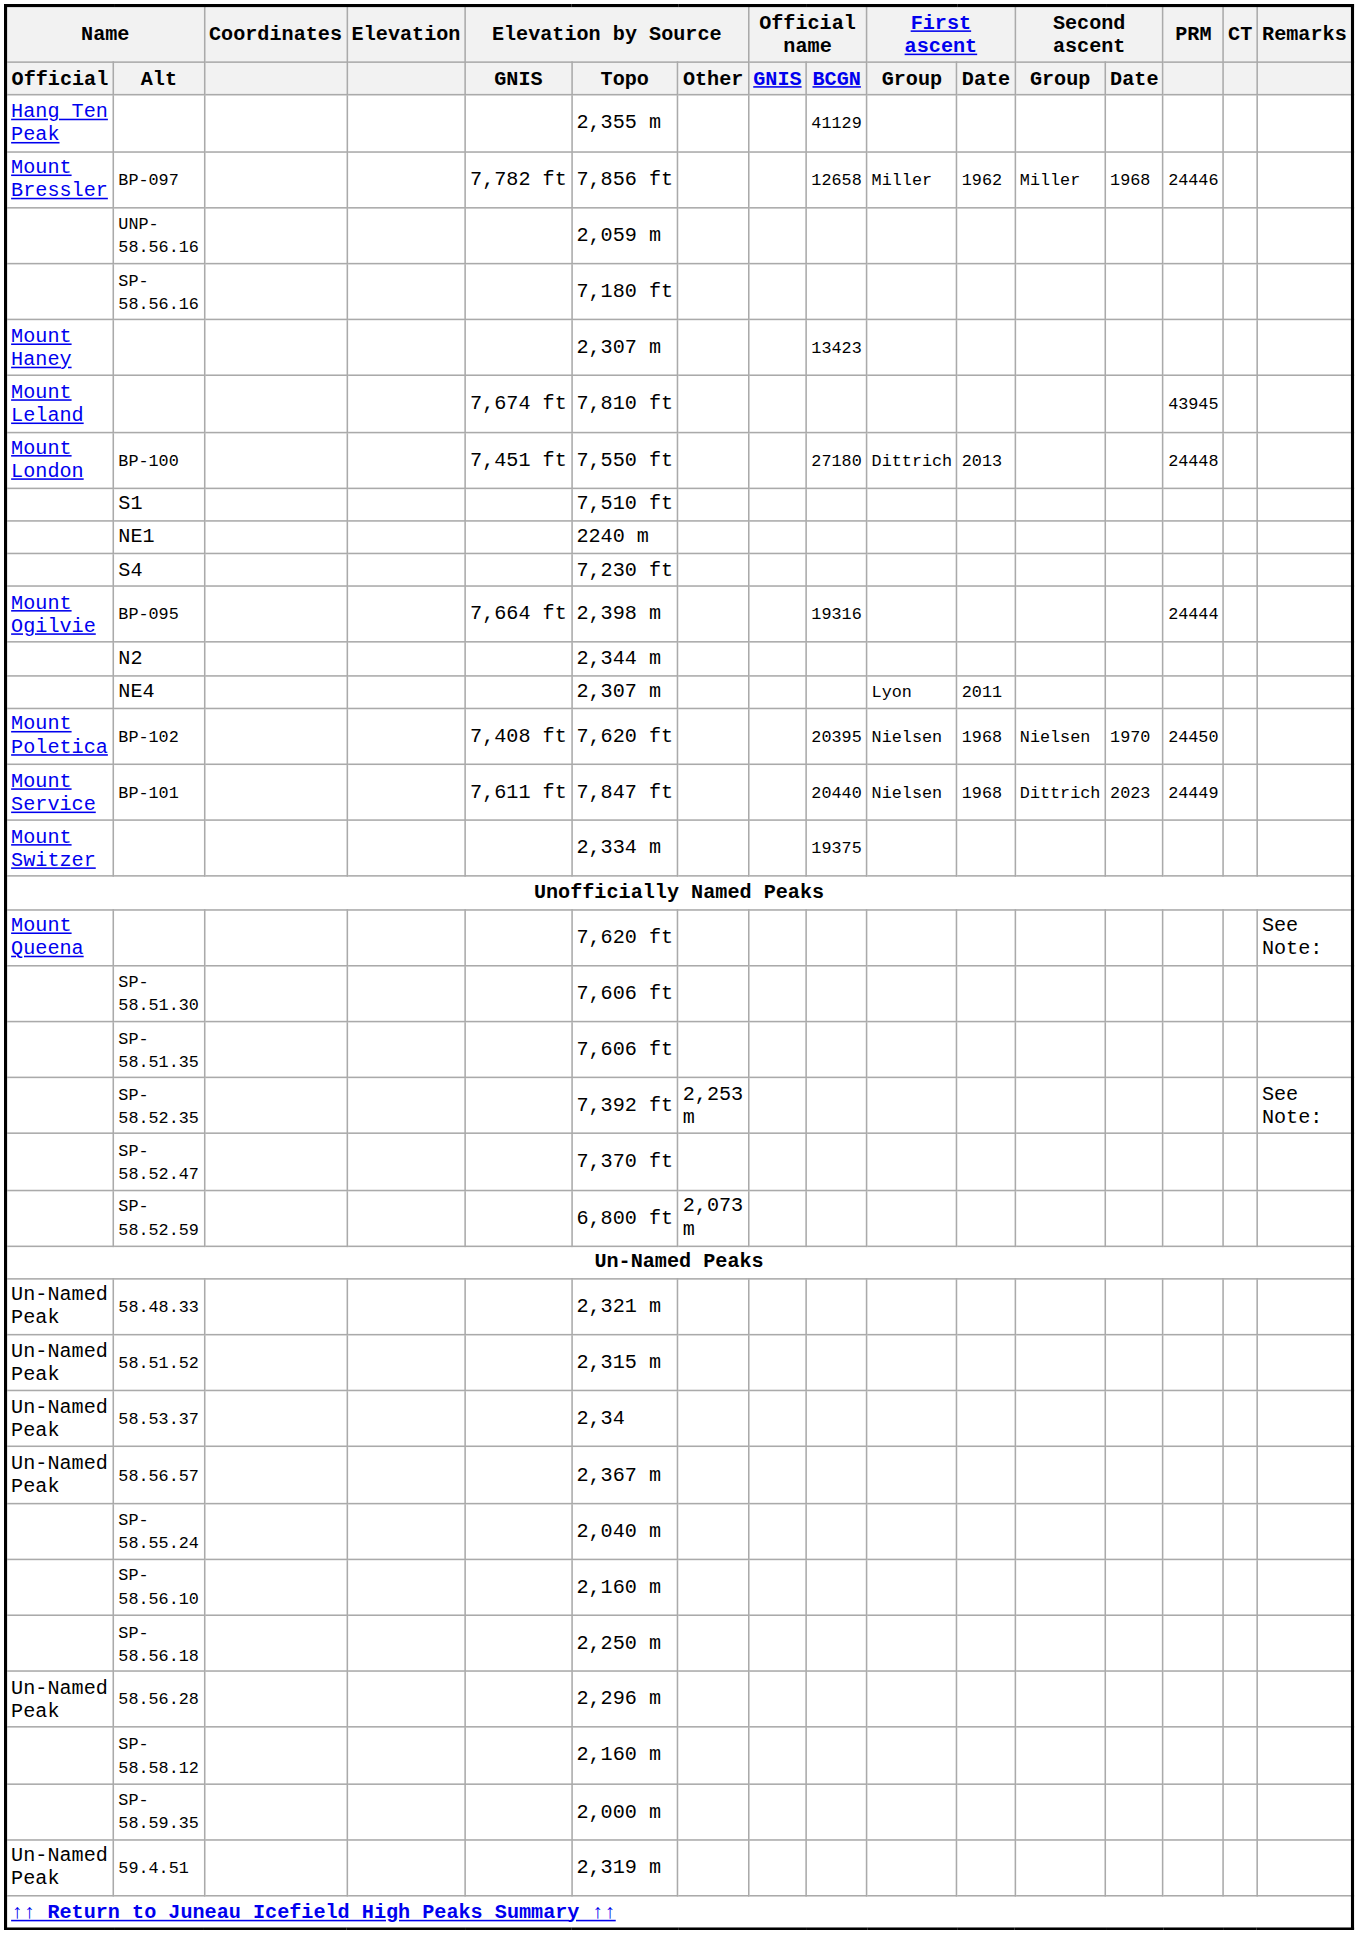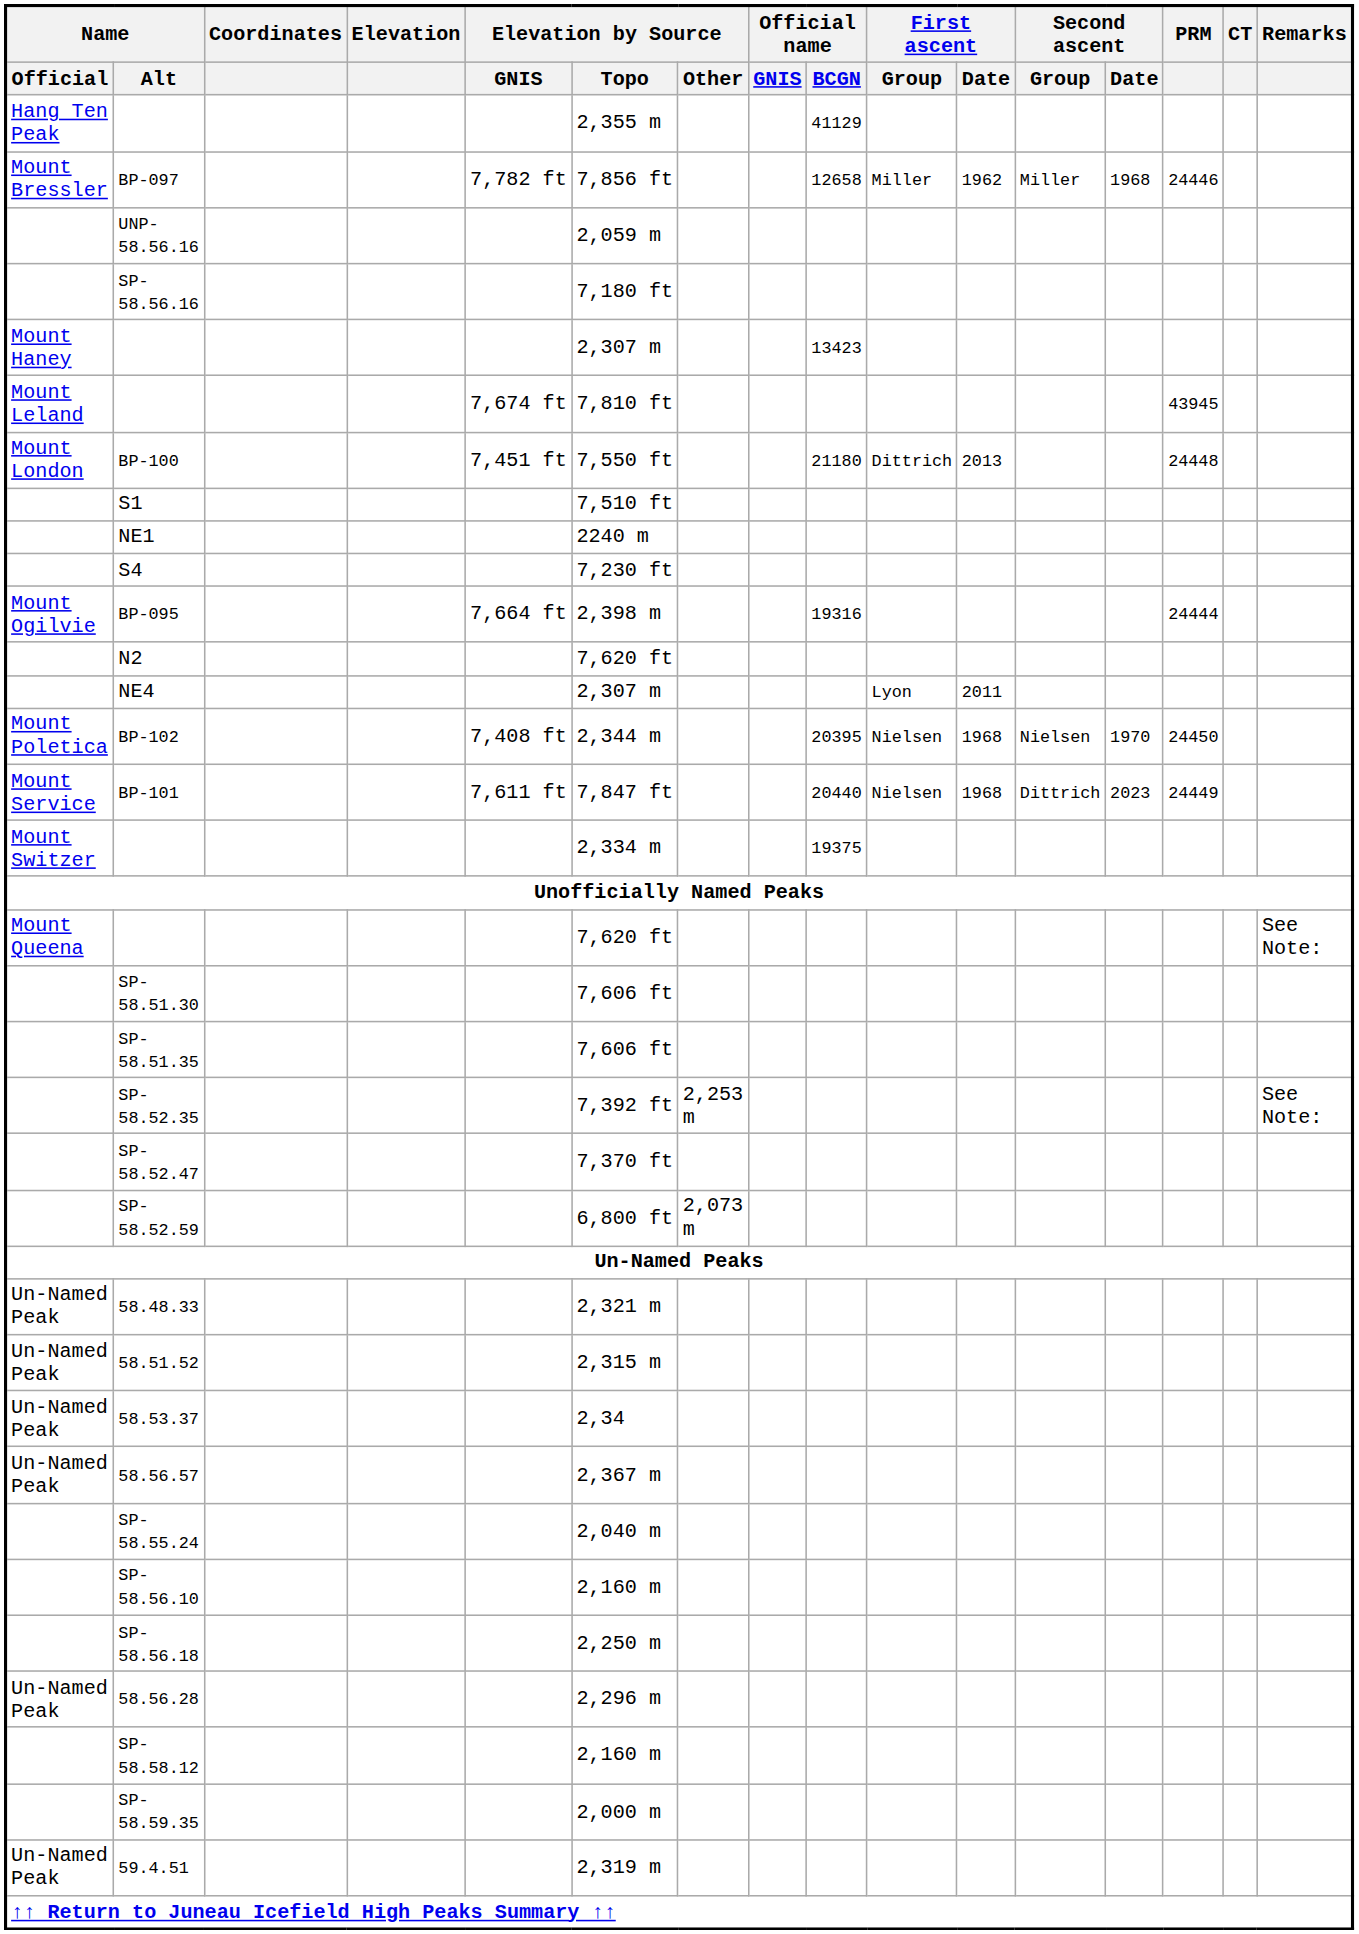(837, 461) 27180 -> (837, 461) 21180
(619, 659) 2,344 m -> (625, 659) 7,620 ft
(625, 736) 7,620 ft -> (619, 736) 2,344 m
